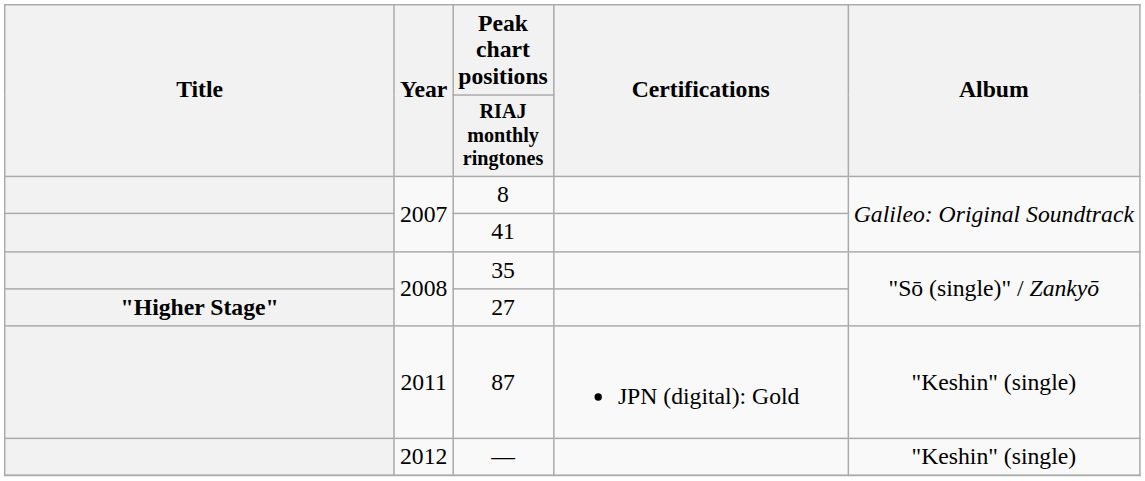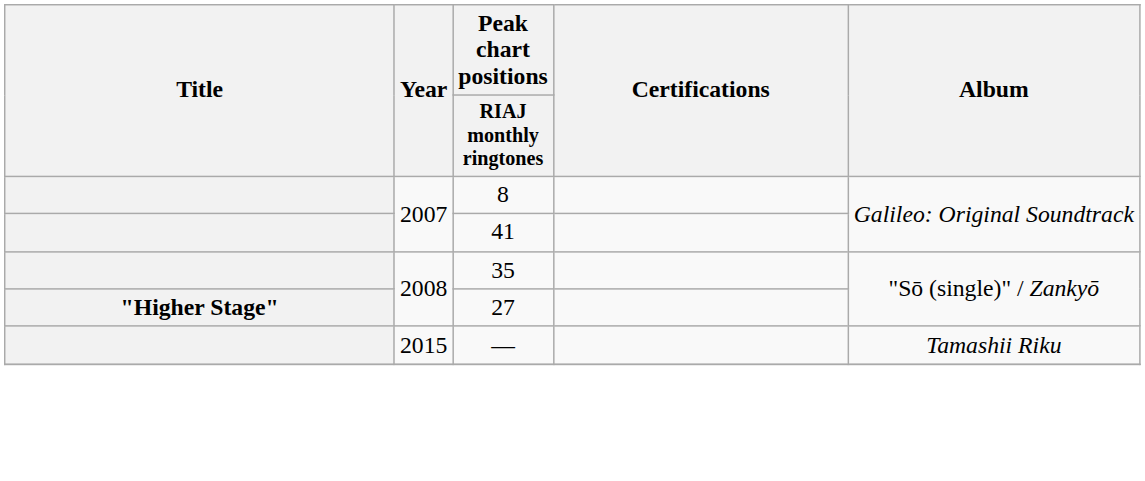- row: (503, 381)
(424, 456) 2012 -> (424, 344) 2015
(994, 456) "Keshin" (single) -> (994, 344) Tamashii Riku
